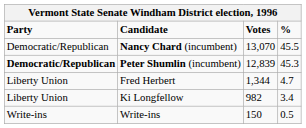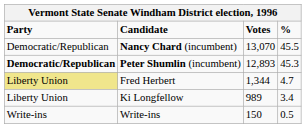(260, 64) 12,839 -> (260, 64) 12,893
(37, 81) no background -> (37, 81) khaki background
(254, 98) 982 -> (254, 98) 989
